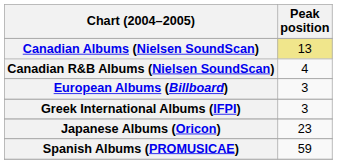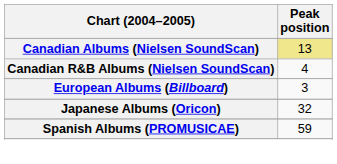- row: (141, 108)
(305, 128) 23 -> (305, 108) 32
